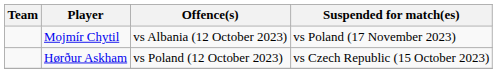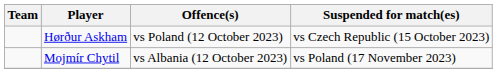rows swapped: (82, 36) <-> (86, 58)
